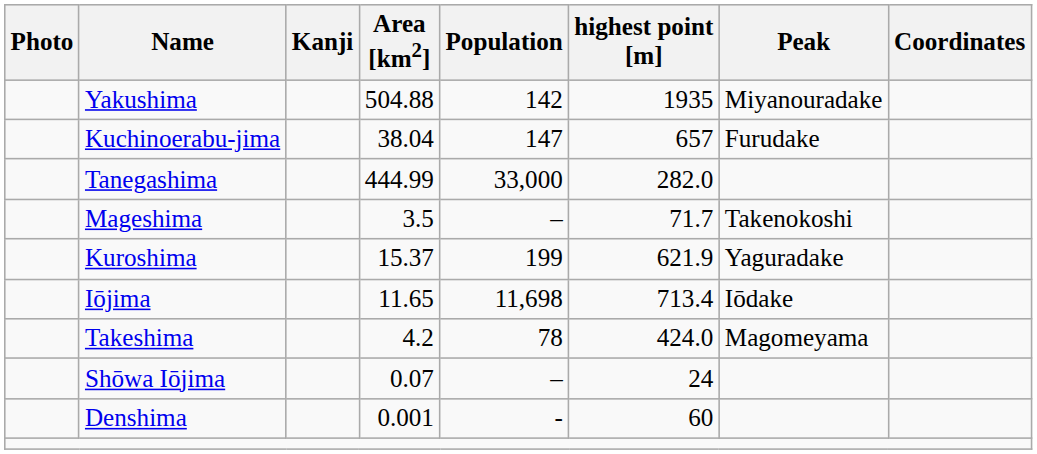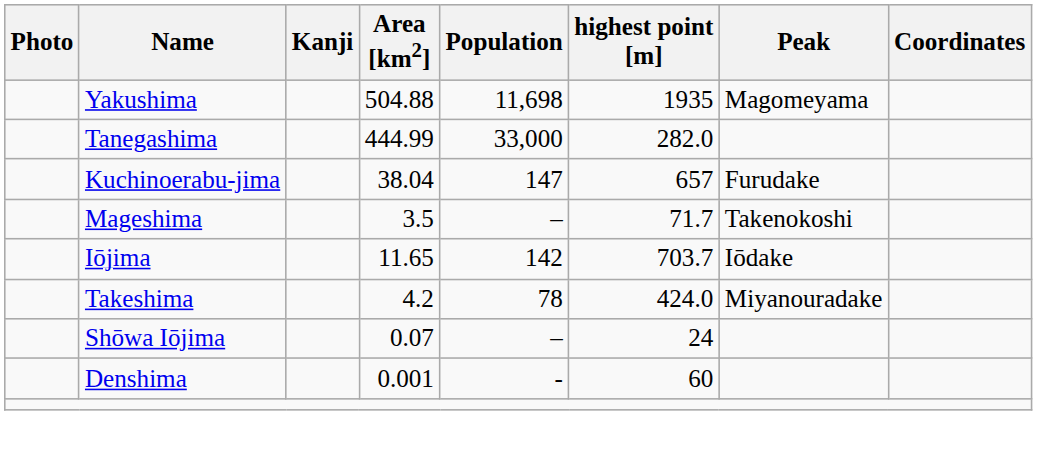(544, 99) 142 -> (529, 99) 11,698
(804, 99) Miyanouradake -> (797, 99) Magomeyama
rows swapped: (151, 178) <-> (183, 139)
- row: (141, 258)
(529, 298) 11,698 -> (544, 258) 142
(685, 298) 713.4 -> (685, 258) 703.7
(797, 338) Magomeyama -> (804, 298) Miyanouradake
